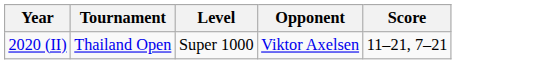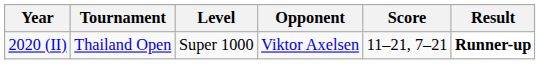+ column: (493, 18)
